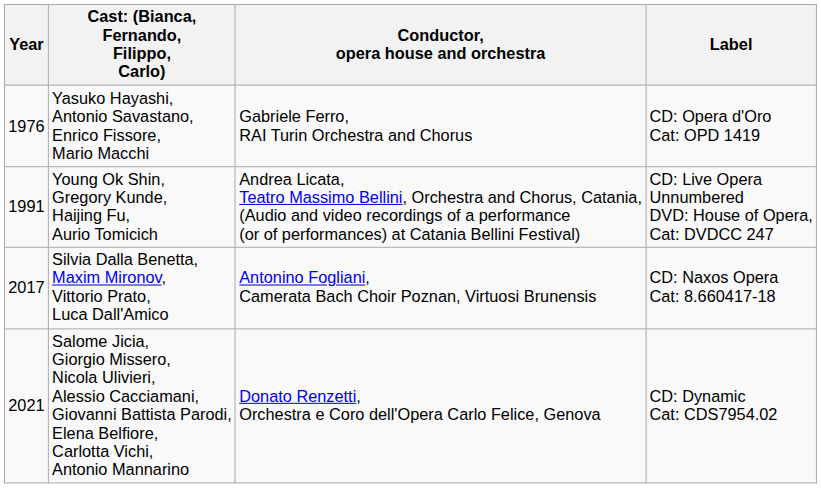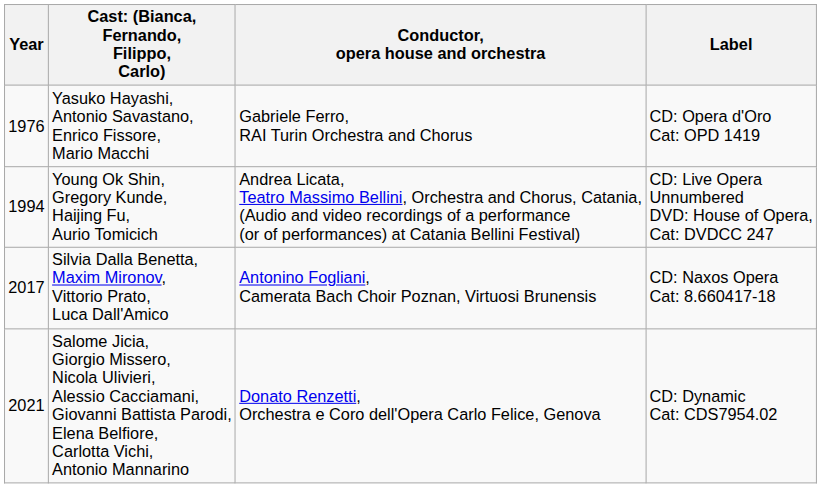(26, 206) 1991 -> (26, 206) 1994
